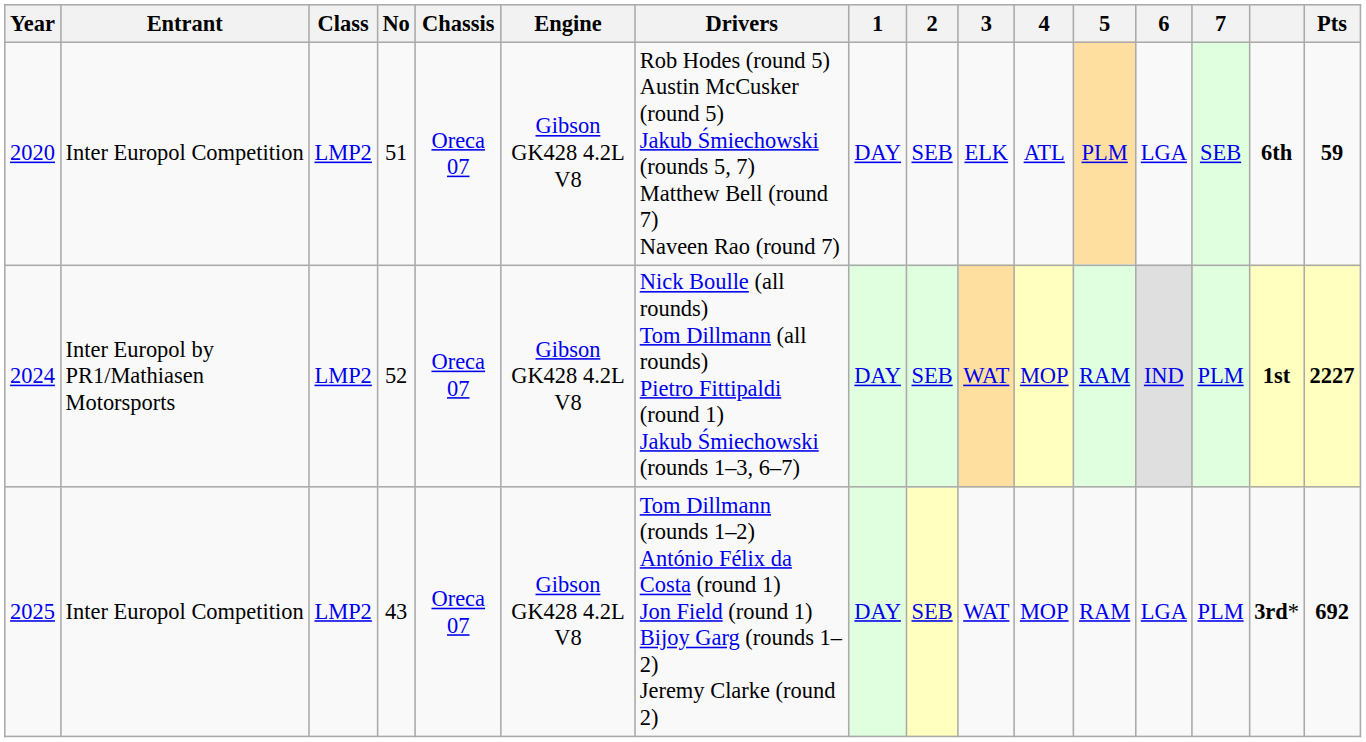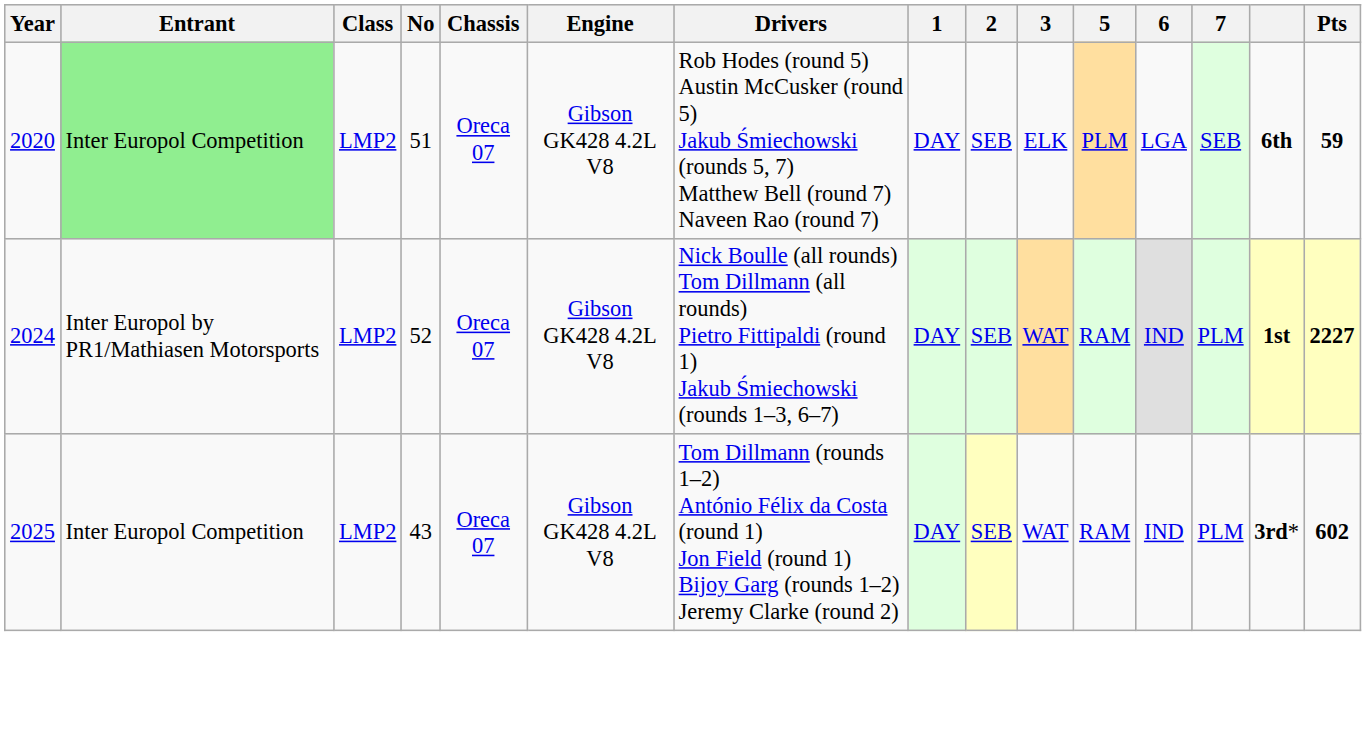- column: (1044, 23)
(185, 153) no background -> (185, 140) lightgreen background
(1164, 611) LGA -> (1164, 532) IND
(1332, 611) 692 -> (1332, 532) 602
